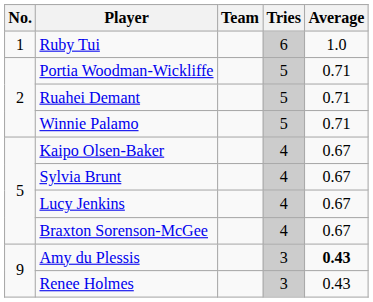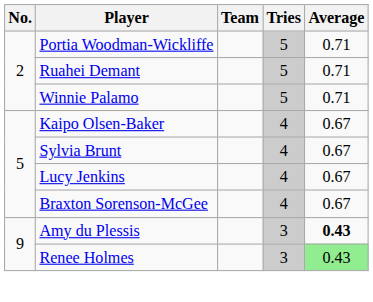- row: (70, 44)
(336, 283) no background -> (336, 257) lightgreen background
